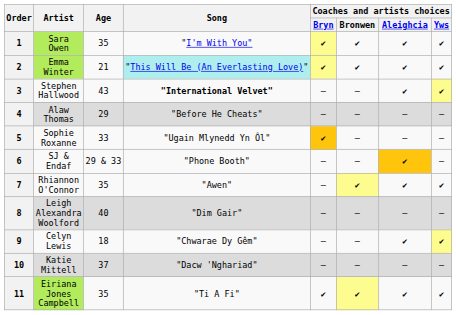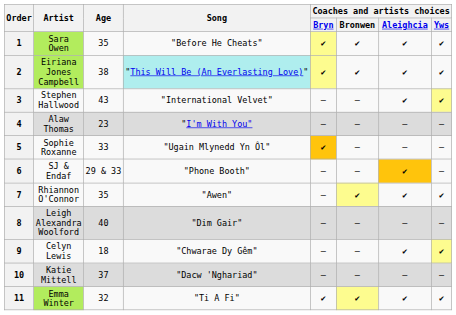(217, 44) "I'm With You" -> (217, 44) "Before He Cheats"
(59, 67) Emma Winter -> (59, 72) Eiriana Jones Campbell
(103, 67) 21 -> (103, 72) 38
(217, 91) bold -> (217, 100) normal
(103, 114) 29 -> (103, 124) 23
(217, 114) "Before He Cheats" -> (217, 124) "I'm With You"
(59, 293) Eiriana Jones Campbell -> (59, 298) Emma Winter
(103, 293) 35 -> (103, 298) 32
